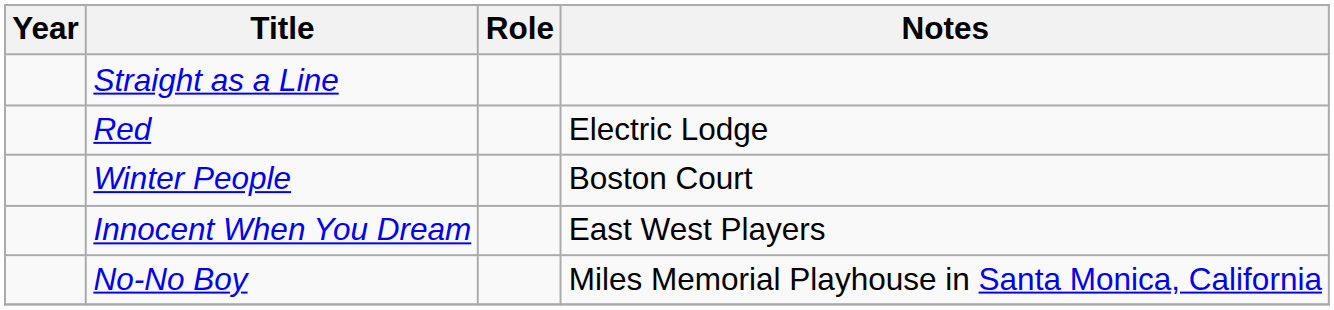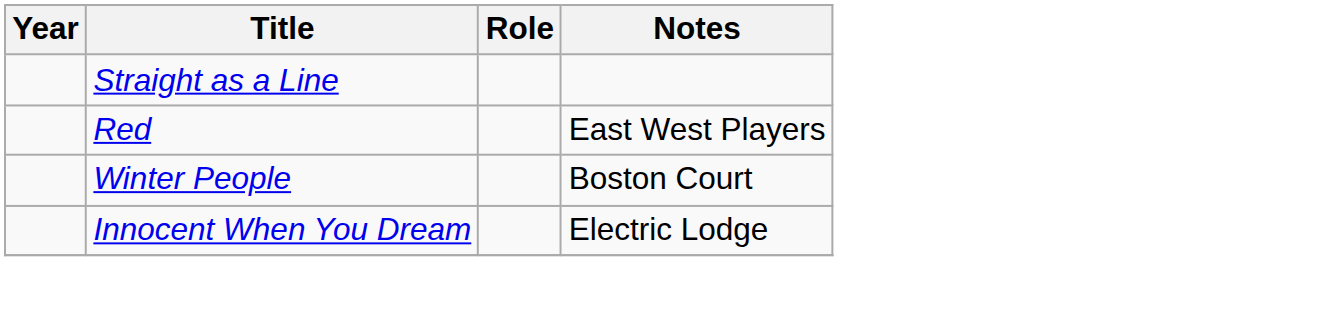(669, 129) Electric Lodge -> (697, 129) East West Players
(697, 229) East West Players -> (669, 229) Electric Lodge
- row: (170, 279)
